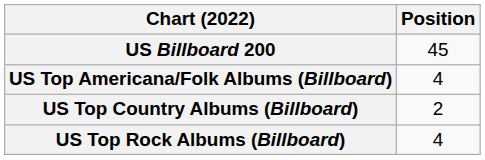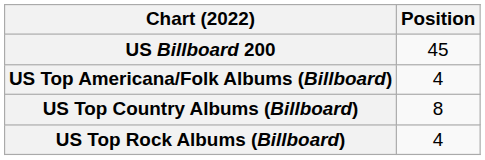(438, 109) 2 -> (438, 109) 8
